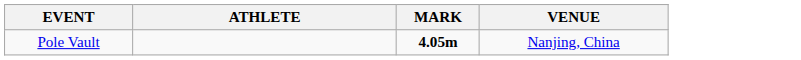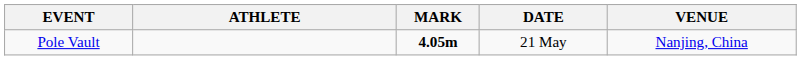+ column: (543, 17)
